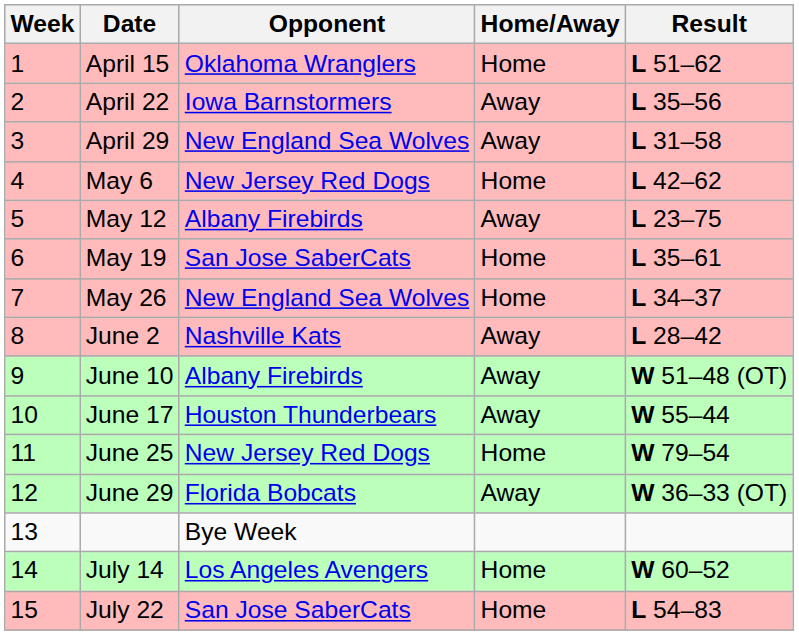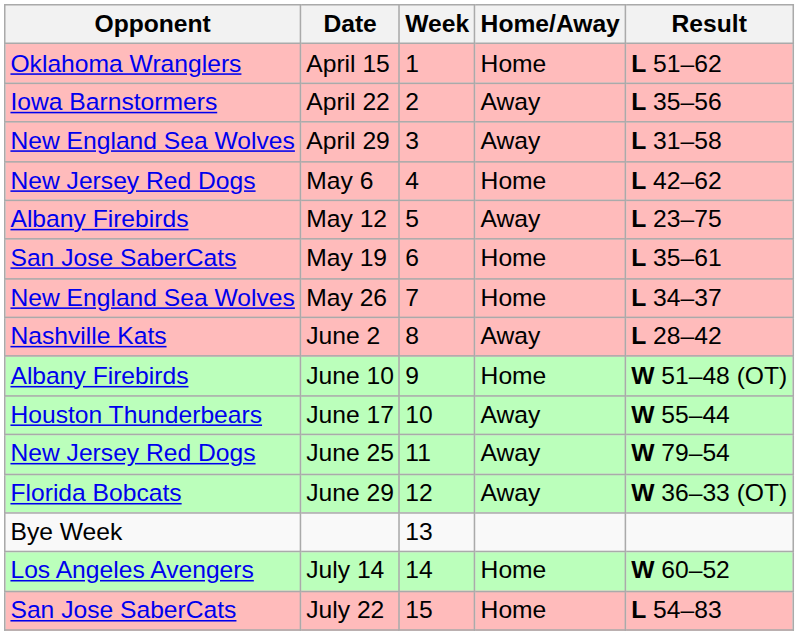columns swapped: (42, 24) <-> (327, 24)
(510, 375) Away -> (513, 375) Home
(513, 453) Home -> (510, 453) Away
